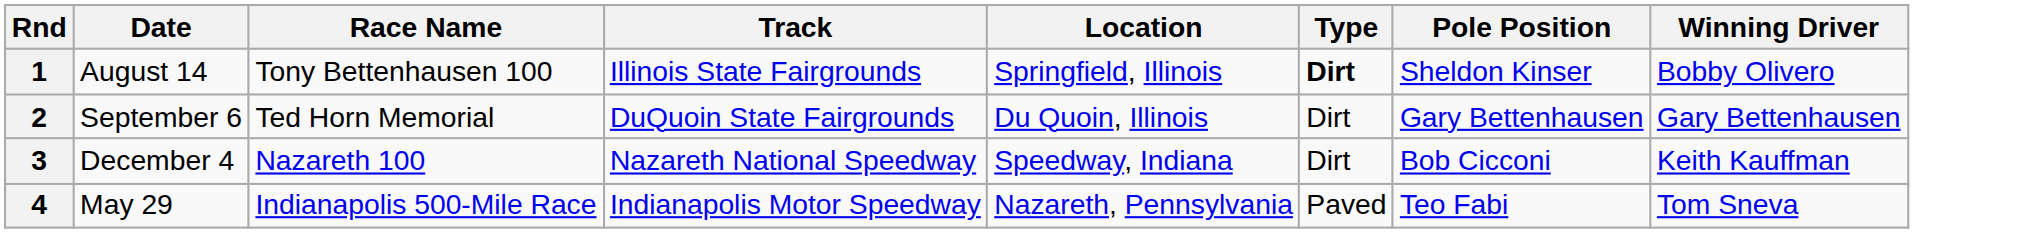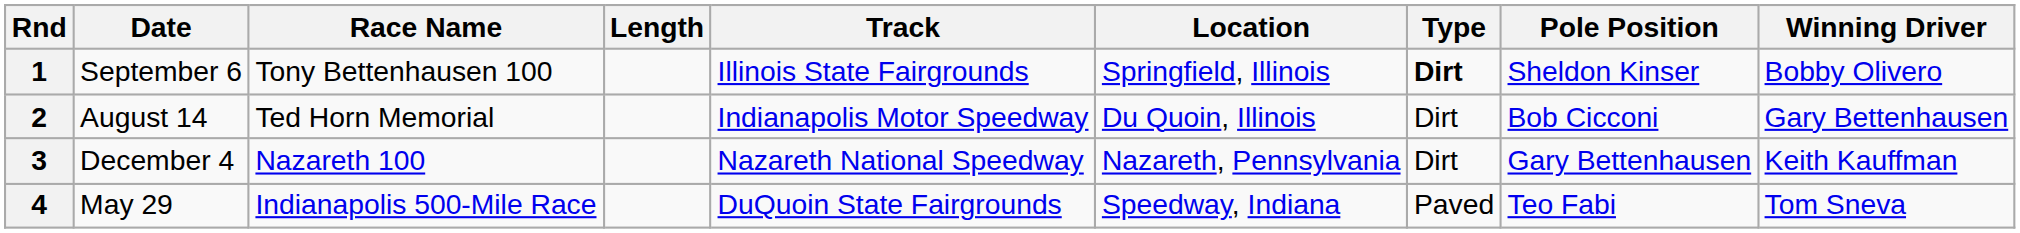+ column: (657, 27)
(144, 72) August 14 -> (161, 72) September 6
(161, 116) September 6 -> (144, 116) August 14
(782, 116) DuQuoin State Fairgrounds -> (903, 116) Indianapolis Motor Speedway
(1522, 116) Gary Bettenhausen -> (1583, 116) Bob Cicconi
(1113, 161) Speedway, Indiana -> (1251, 161) Nazareth, Pennsylvania
(1475, 161) Bob Cicconi -> (1629, 161) Gary Bettenhausen
(795, 205) Indianapolis Motor Speedway -> (890, 205) DuQuoin State Fairgrounds
(1144, 205) Nazareth, Pennsylvania -> (1221, 205) Speedway, Indiana
